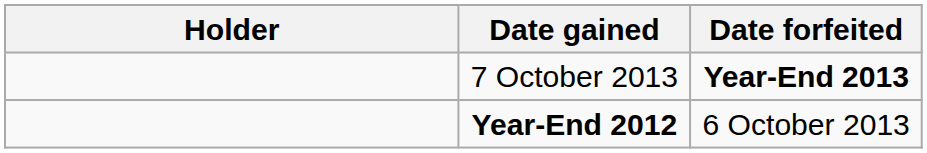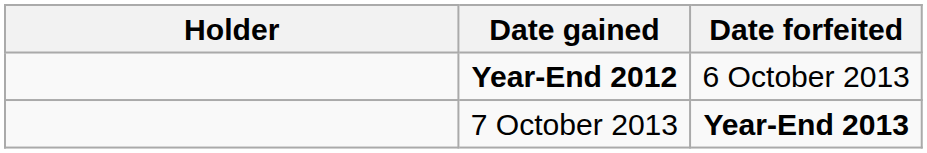rows swapped: (574, 124) <-> (574, 77)
